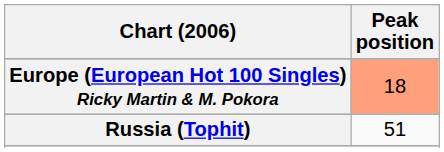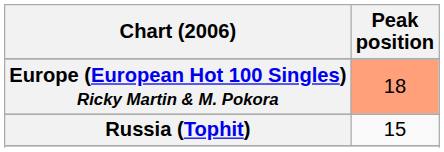(395, 129) 51 -> (395, 129) 15
